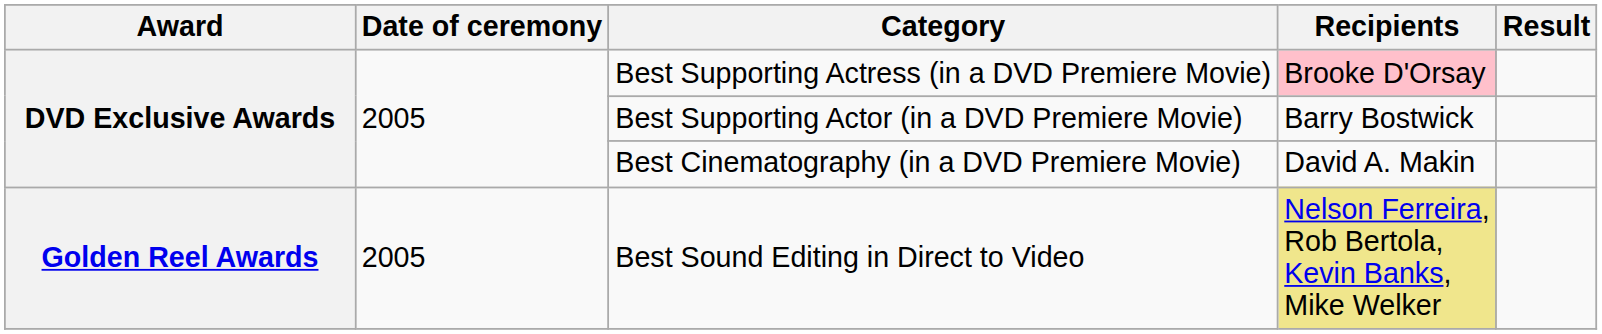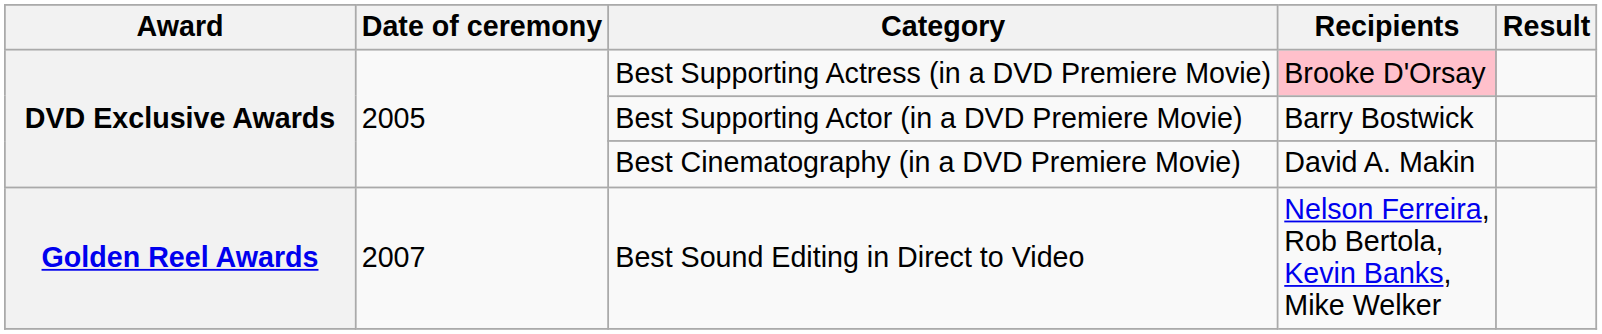(394, 257) 2005 -> (394, 257) 2007
(1387, 257) khaki background -> (1387, 257) no background
